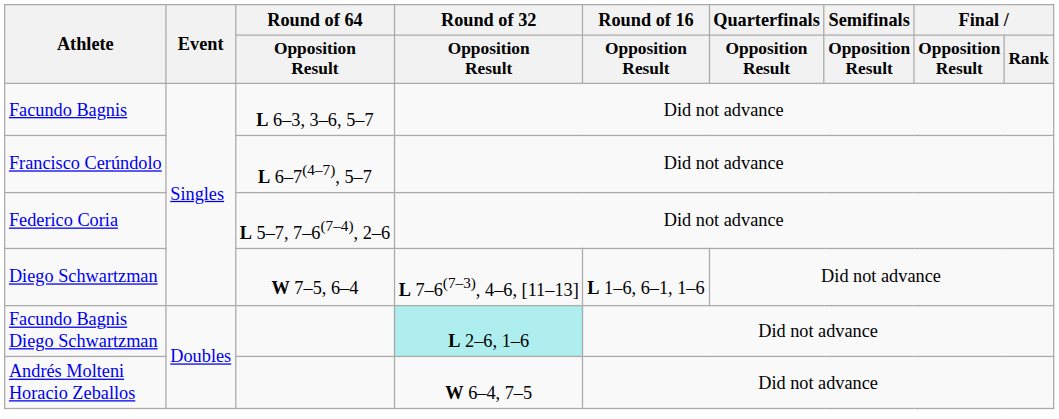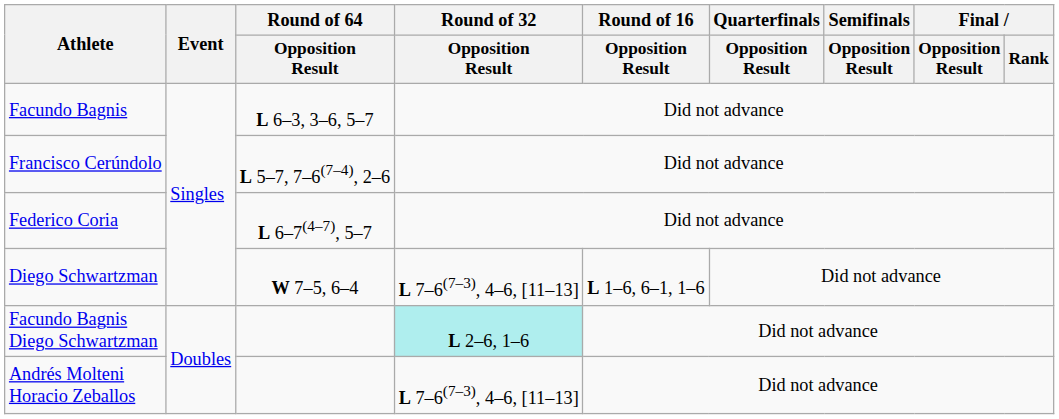(315, 174) L 6–7(4–7), 5–7 -> (315, 174) L 5–7, 7–6(7–4), 2–6
(315, 231) L 5–7, 7–6(7–4), 2–6 -> (315, 231) L 6–7(4–7), 5–7
(489, 393) W 6–4, 7–5 -> (489, 396) L 7–6(7–3), 4–6, [11–13]
